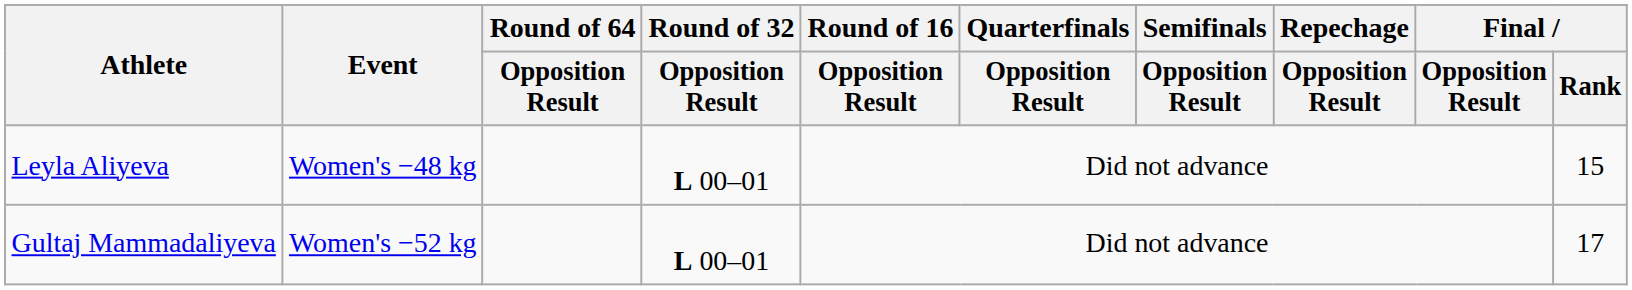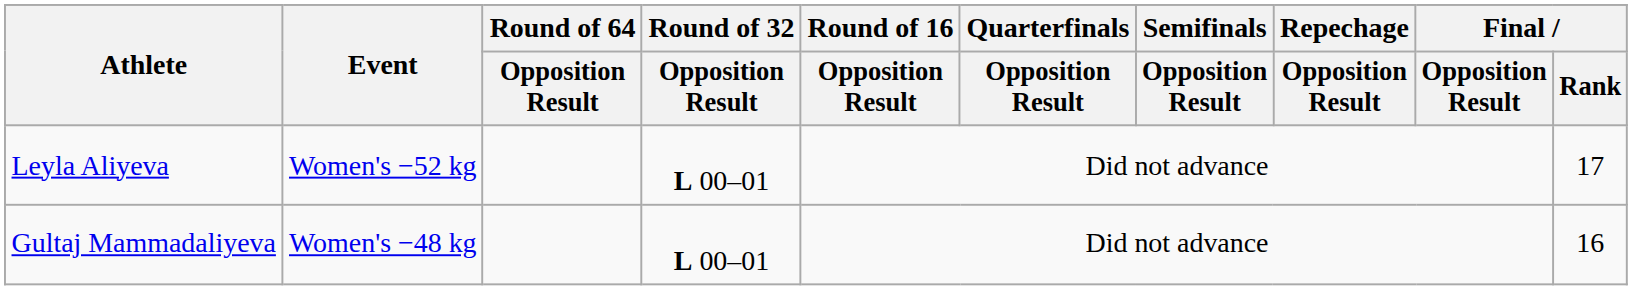(383, 165) Women's −48 kg -> (383, 165) Women's −52 kg
(1590, 165) 15 -> (1590, 165) 17
(383, 244) Women's −52 kg -> (383, 244) Women's −48 kg
(1590, 244) 17 -> (1590, 244) 16
